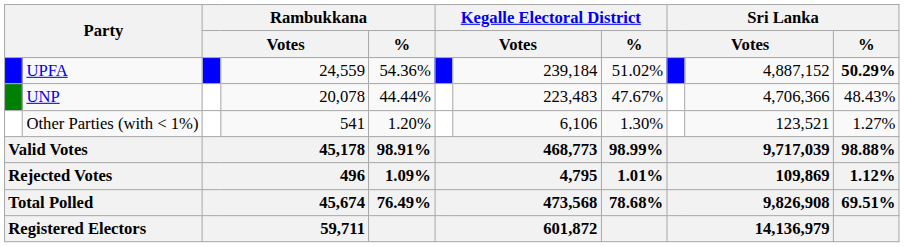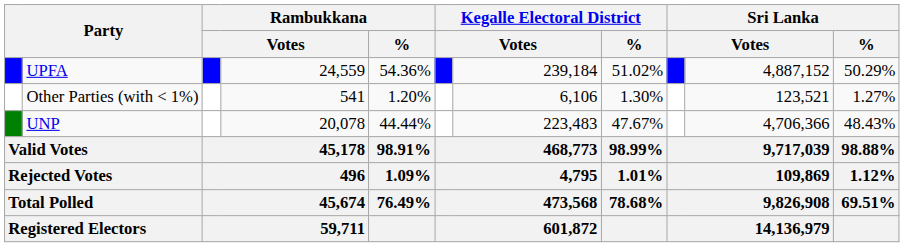(868, 70) bold -> (870, 70) normal
rows swapped: (43, 96) <-> (112, 123)
